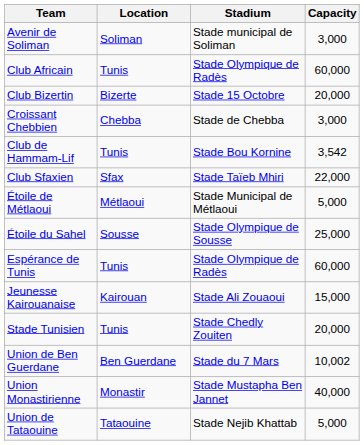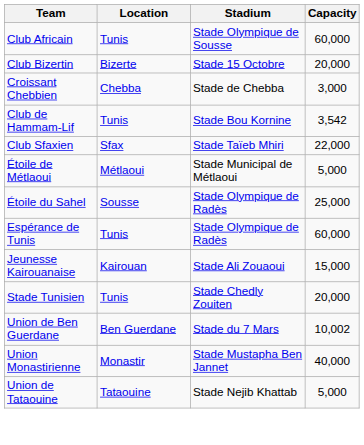- row: (32, 38)
(246, 70) Stade Olympique de Radès -> (246, 38) Stade Olympique de Sousse
(246, 234) Stade Olympique de Sousse -> (246, 202) Stade Olympique de Radès
